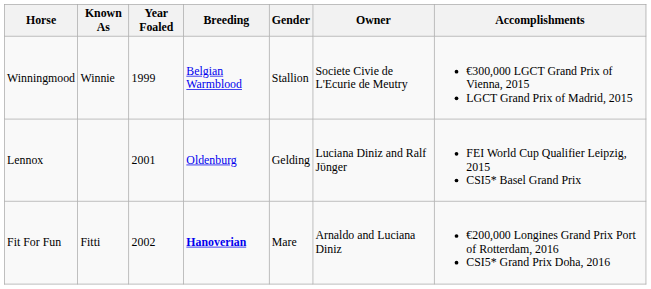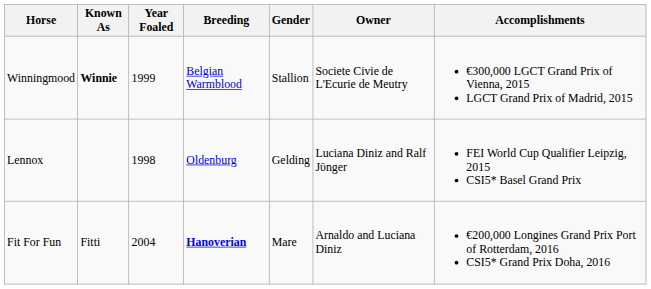(98, 77) normal -> (99, 77) bold
(143, 160) 2001 -> (143, 160) 1998
(143, 242) 2002 -> (143, 242) 2004
